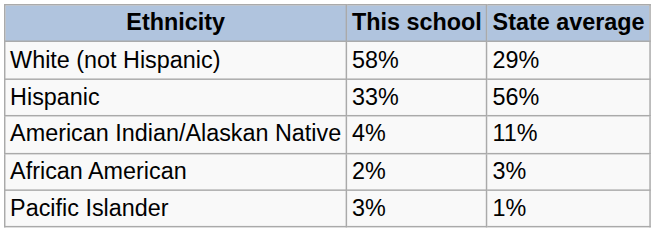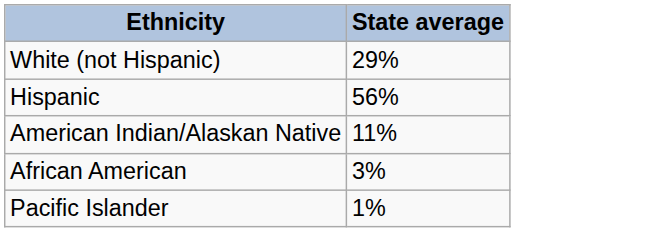- column: (417, 23)
